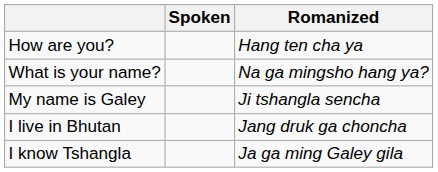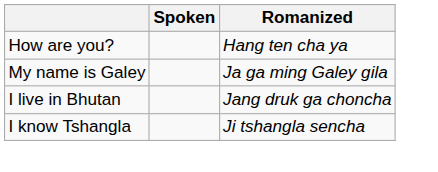- row: (85, 72)
(309, 99) Ji tshangla sencha -> (305, 72) Ja ga ming Galey gila
(321, 153) Ja ga ming Galey gila -> (294, 126) Ji tshangla sencha
